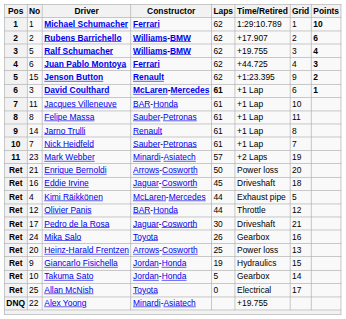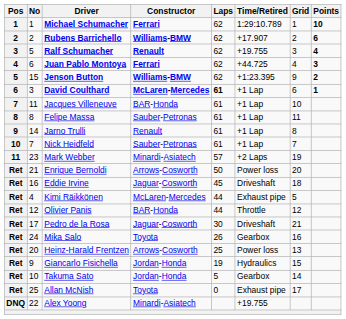(162, 50) Williams-BMW -> (148, 50) Renault
(148, 77) Renault -> (162, 77) Williams-BMW
(254, 290) Electrical -> (261, 290) Exhaust pipe
